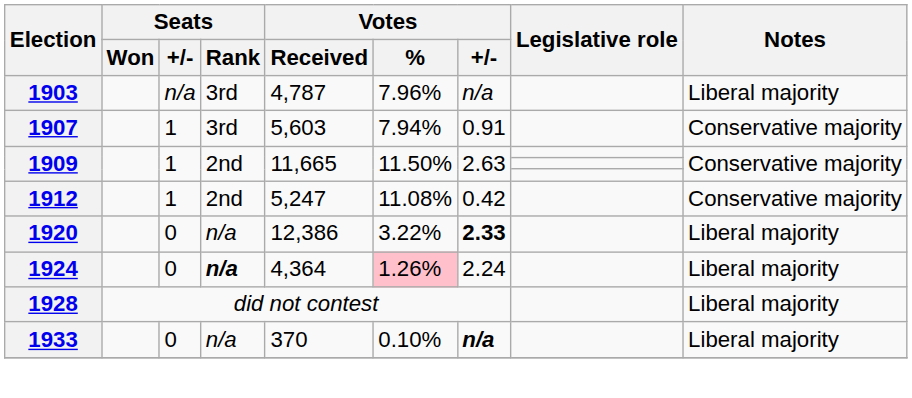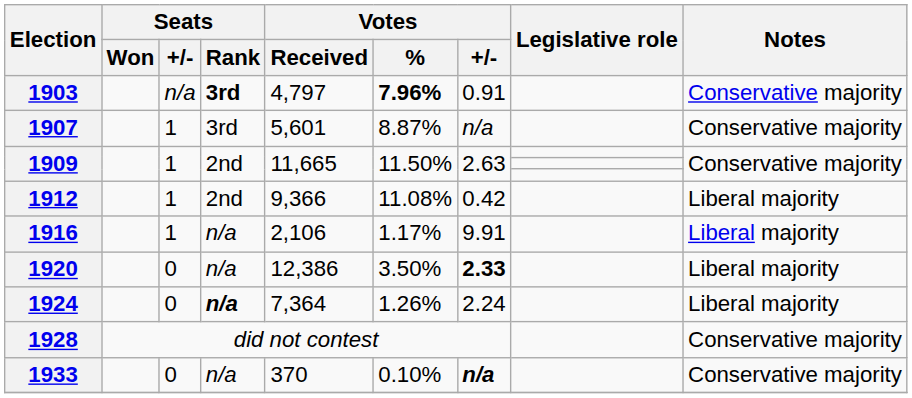(222, 92) normal -> (223, 92) bold
(298, 92) 4,787 -> (298, 92) 4,797
(410, 92) normal -> (410, 92) bold
(478, 92) n/a -> (484, 92) 0.91
(763, 92) Liberal majority -> (795, 92) Conservative majority
(298, 127) 5,603 -> (298, 127) 5,601
(410, 127) 7.94% -> (410, 127) 8.87%
(484, 127) 0.91 -> (478, 127) n/a
(298, 198) 5,247 -> (298, 198) 9,366
(795, 198) Conservative majority -> (763, 198) Liberal majority
+ row: (53, 233)
(410, 233) 3.22% -> (410, 269) 3.50%
(298, 269) 4,364 -> (298, 304) 7,364
(410, 269) pink background -> (410, 304) no background
(763, 304) Liberal majority -> (795, 339) Conservative majority
(763, 339) Liberal majority -> (795, 374) Conservative majority
